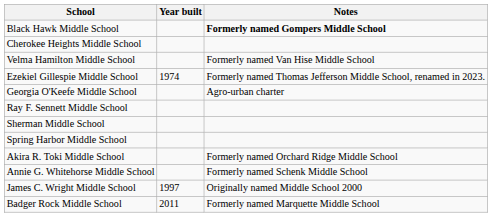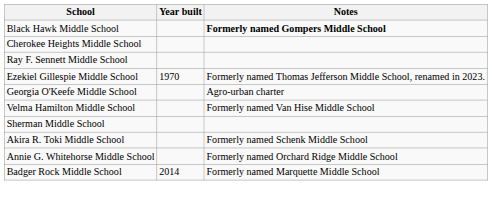rows swapped: (71, 60) <-> (67, 108)
(169, 76) 1974 -> (169, 76) 1970
- row: (67, 140)
(302, 156) Formerly named Orchard Ridge Middle School -> (287, 140) Formerly named Schenk Middle School
(287, 172) Formerly named Schenk Middle School -> (302, 156) Formerly named Orchard Ridge Middle School
- row: (71, 188)
(169, 204) 2011 -> (169, 172) 2014
